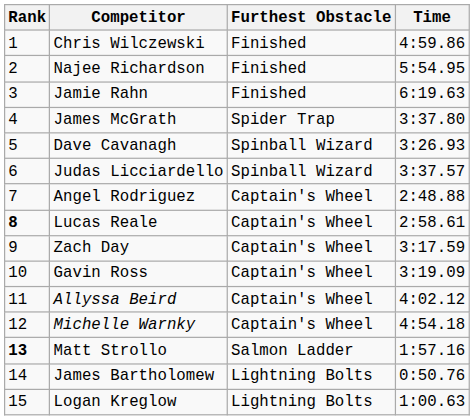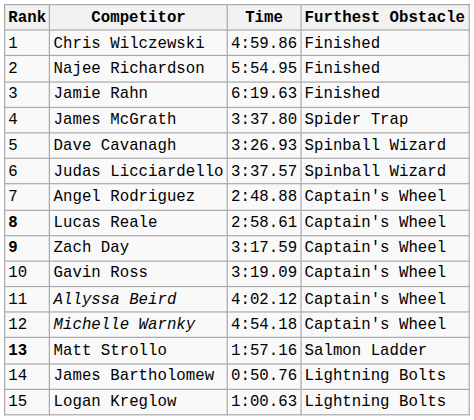columns swapped: (432, 17) <-> (311, 17)
(13, 248) normal -> (13, 248) bold
